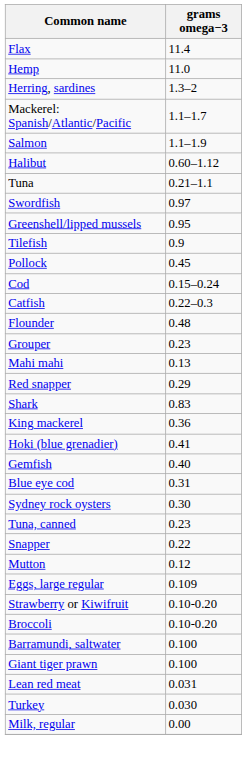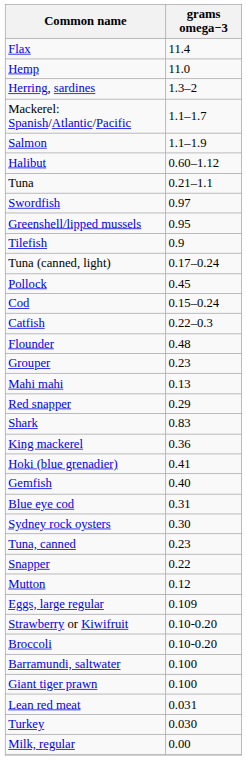+ row: (59, 263)
